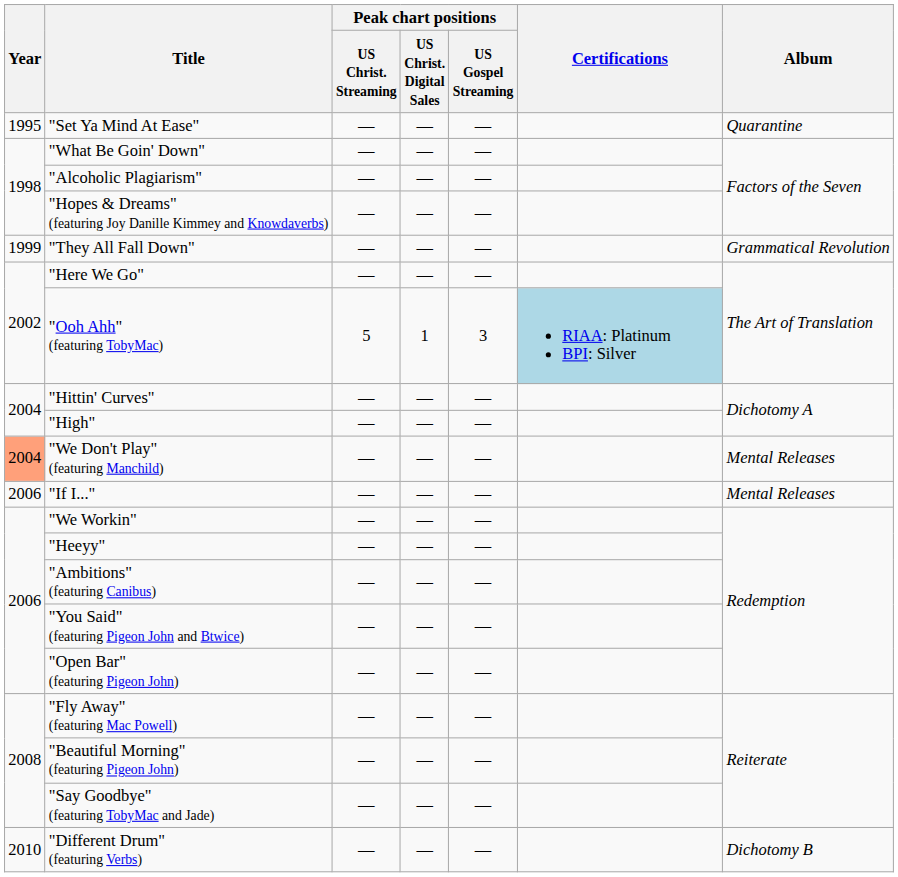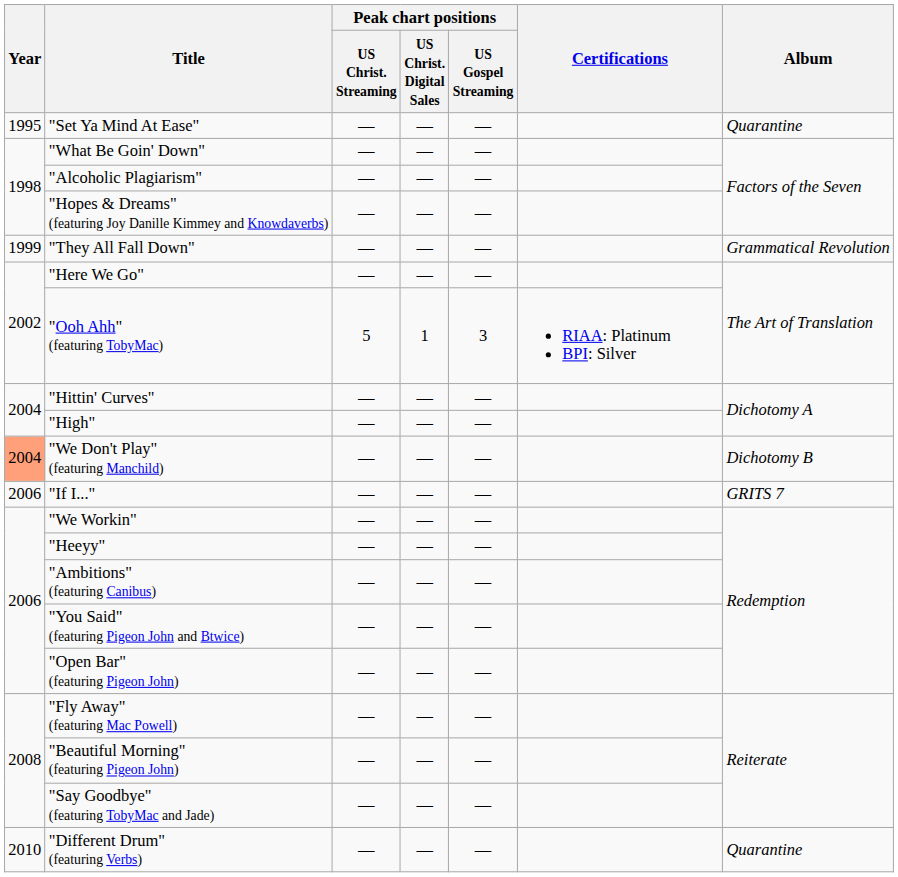(620, 345) lightblue background -> (620, 345) no background
(781, 458) Mental Releases -> (770, 458) Dichotomy B
(781, 493) Mental Releases -> (755, 493) GRITS 7
(770, 849) Dichotomy B -> (764, 849) Quarantine
